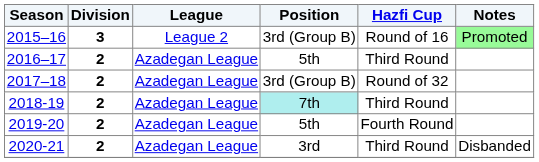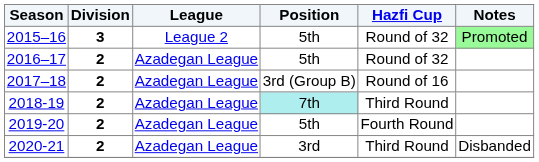(309, 37) 3rd (Group B) -> (309, 37) 5th
(407, 37) Round of 16 -> (407, 37) Round of 32
(407, 59) Third Round -> (407, 59) Round of 32
(407, 80) Round of 32 -> (407, 80) Round of 16
